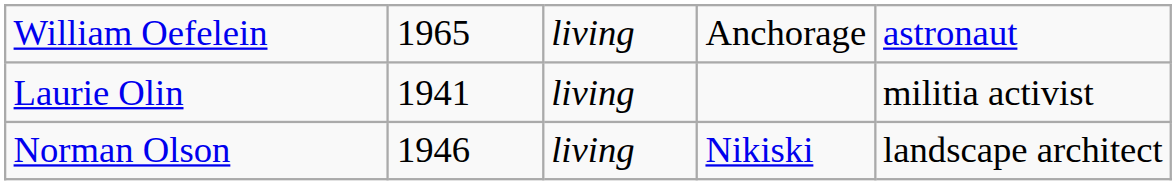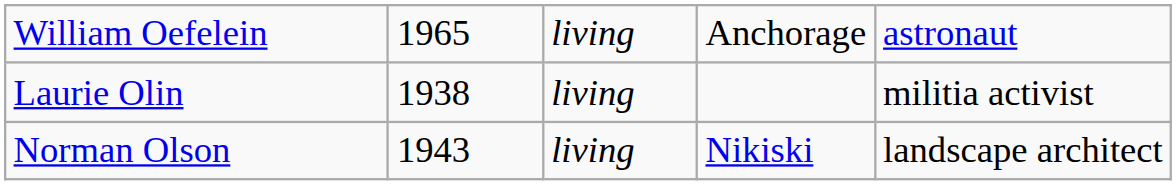(434, 91) 1941 -> (434, 91) 1938
(434, 149) 1946 -> (434, 149) 1943
